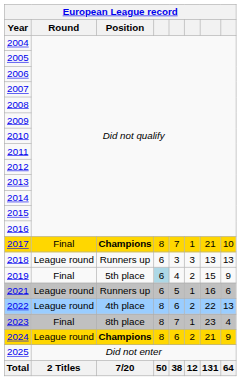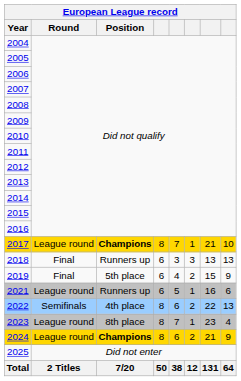(64, 244) Final -> (64, 244) League round
(64, 259) League round -> (64, 259) Final
(161, 275) lightblue background -> (161, 275) no background
(64, 306) League round -> (64, 306) Semifinals
(64, 321) Final -> (64, 321) League round
